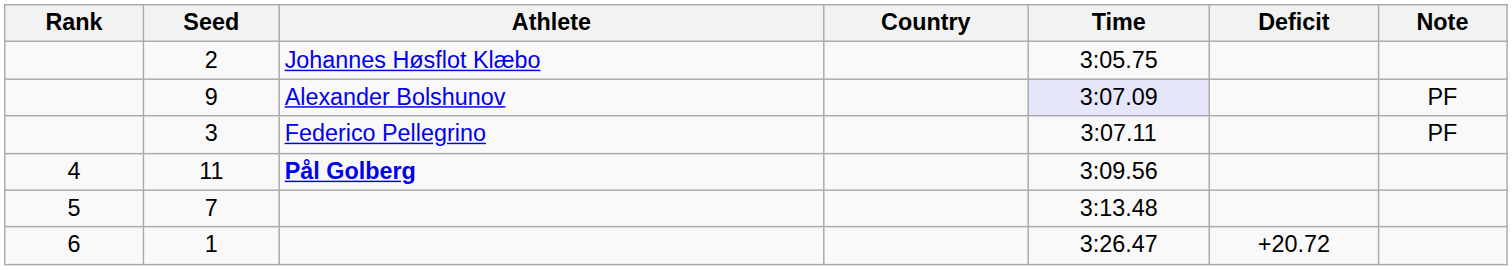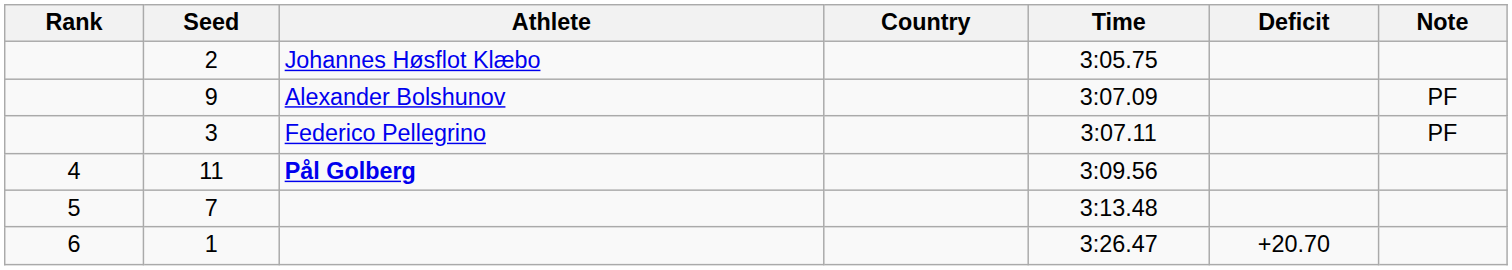(1119, 97) lavender background -> (1119, 97) no background
(1294, 245) +20.72 -> (1294, 245) +20.70
